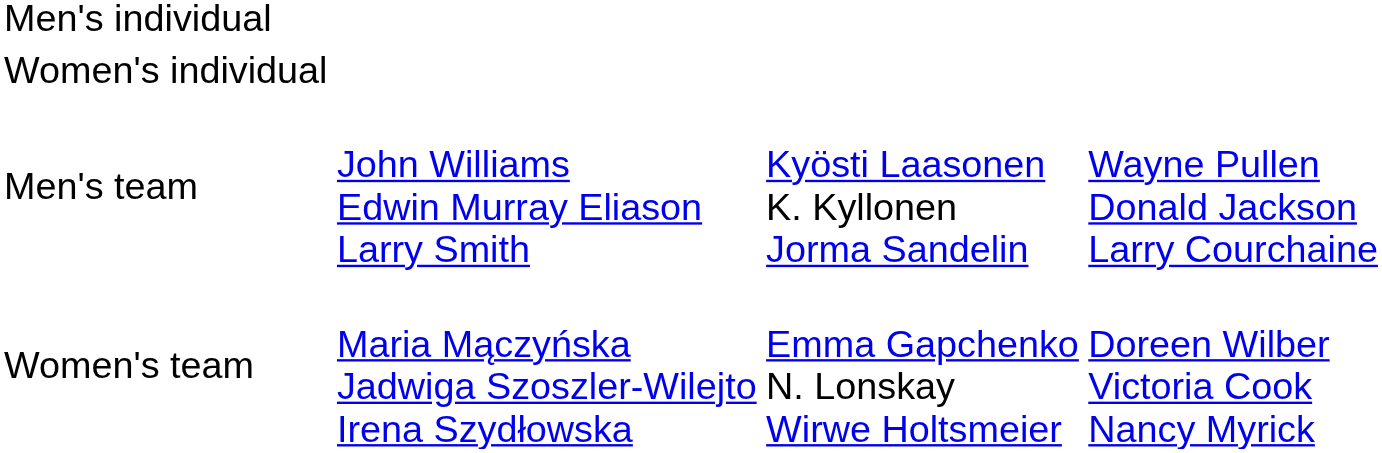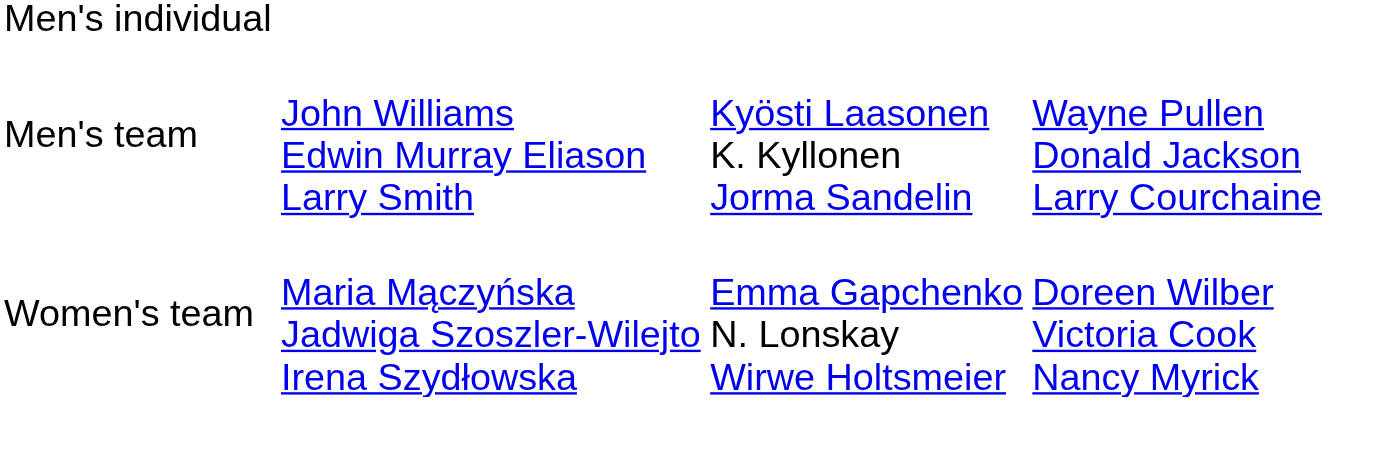- row: (166, 70)
